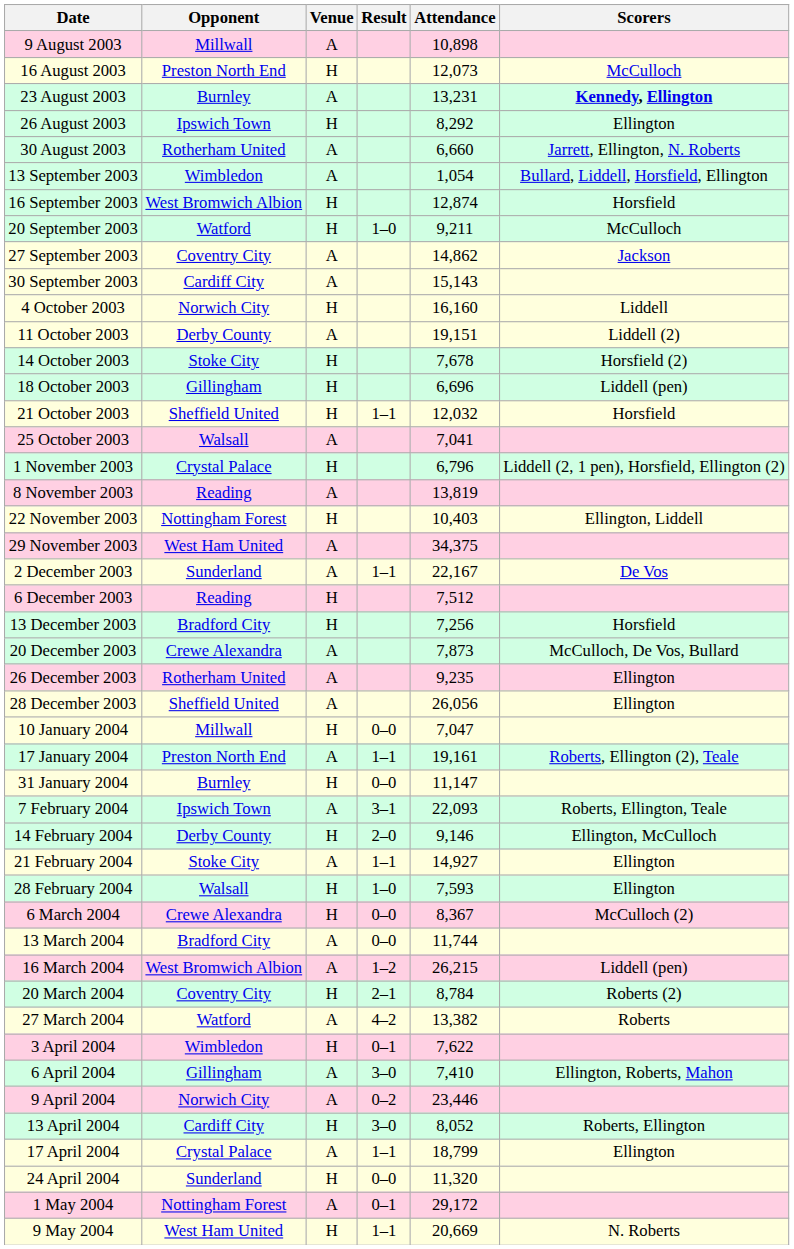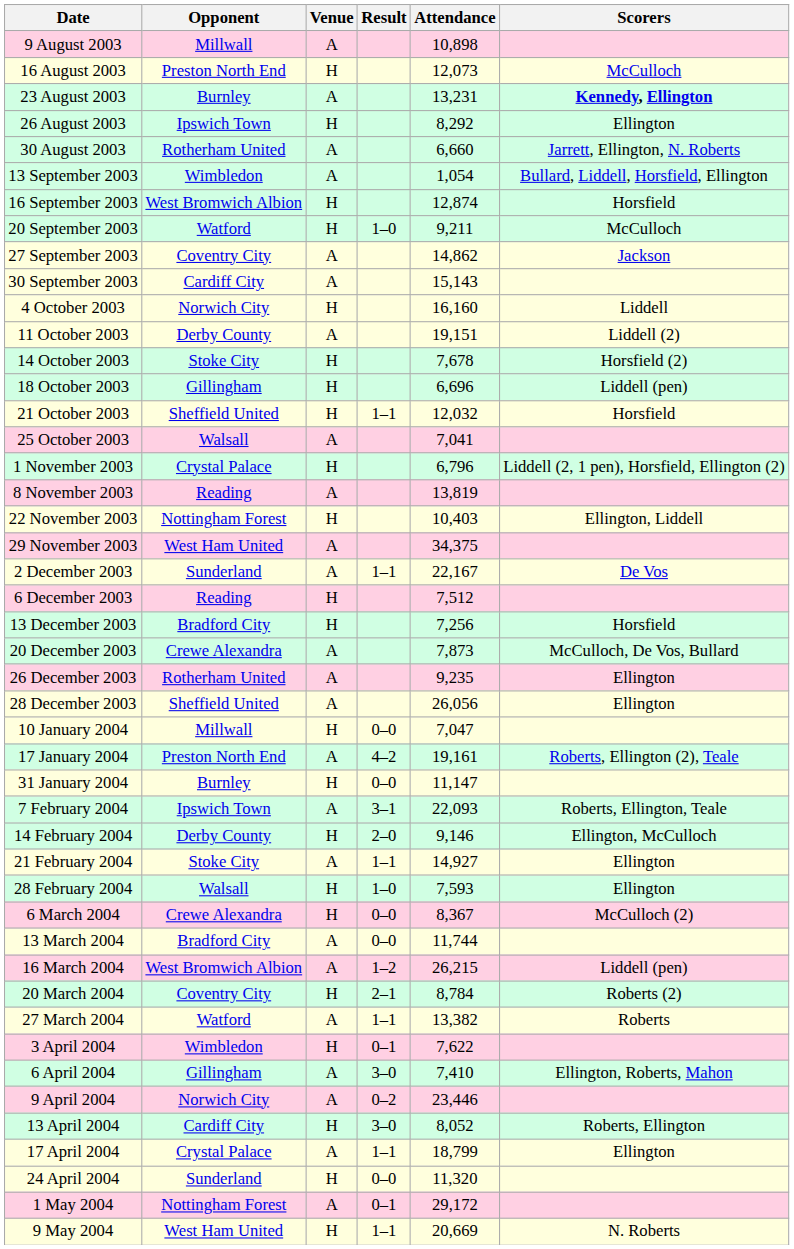(384, 756) 1–1 -> (384, 756) 4–2
(384, 1020) 4–2 -> (384, 1020) 1–1
